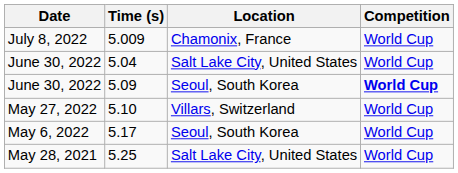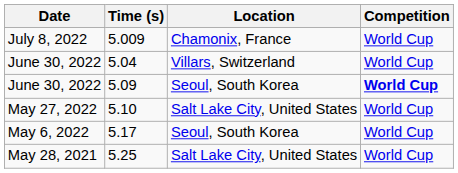(264, 62) Salt Lake City, United States -> (233, 62) Villars, Switzerland
(233, 109) Villars, Switzerland -> (264, 109) Salt Lake City, United States
